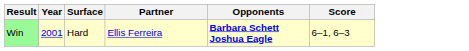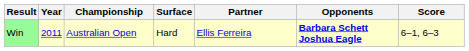+ column: (109, 12)
(52, 33) 2001 -> (51, 33) 2011
